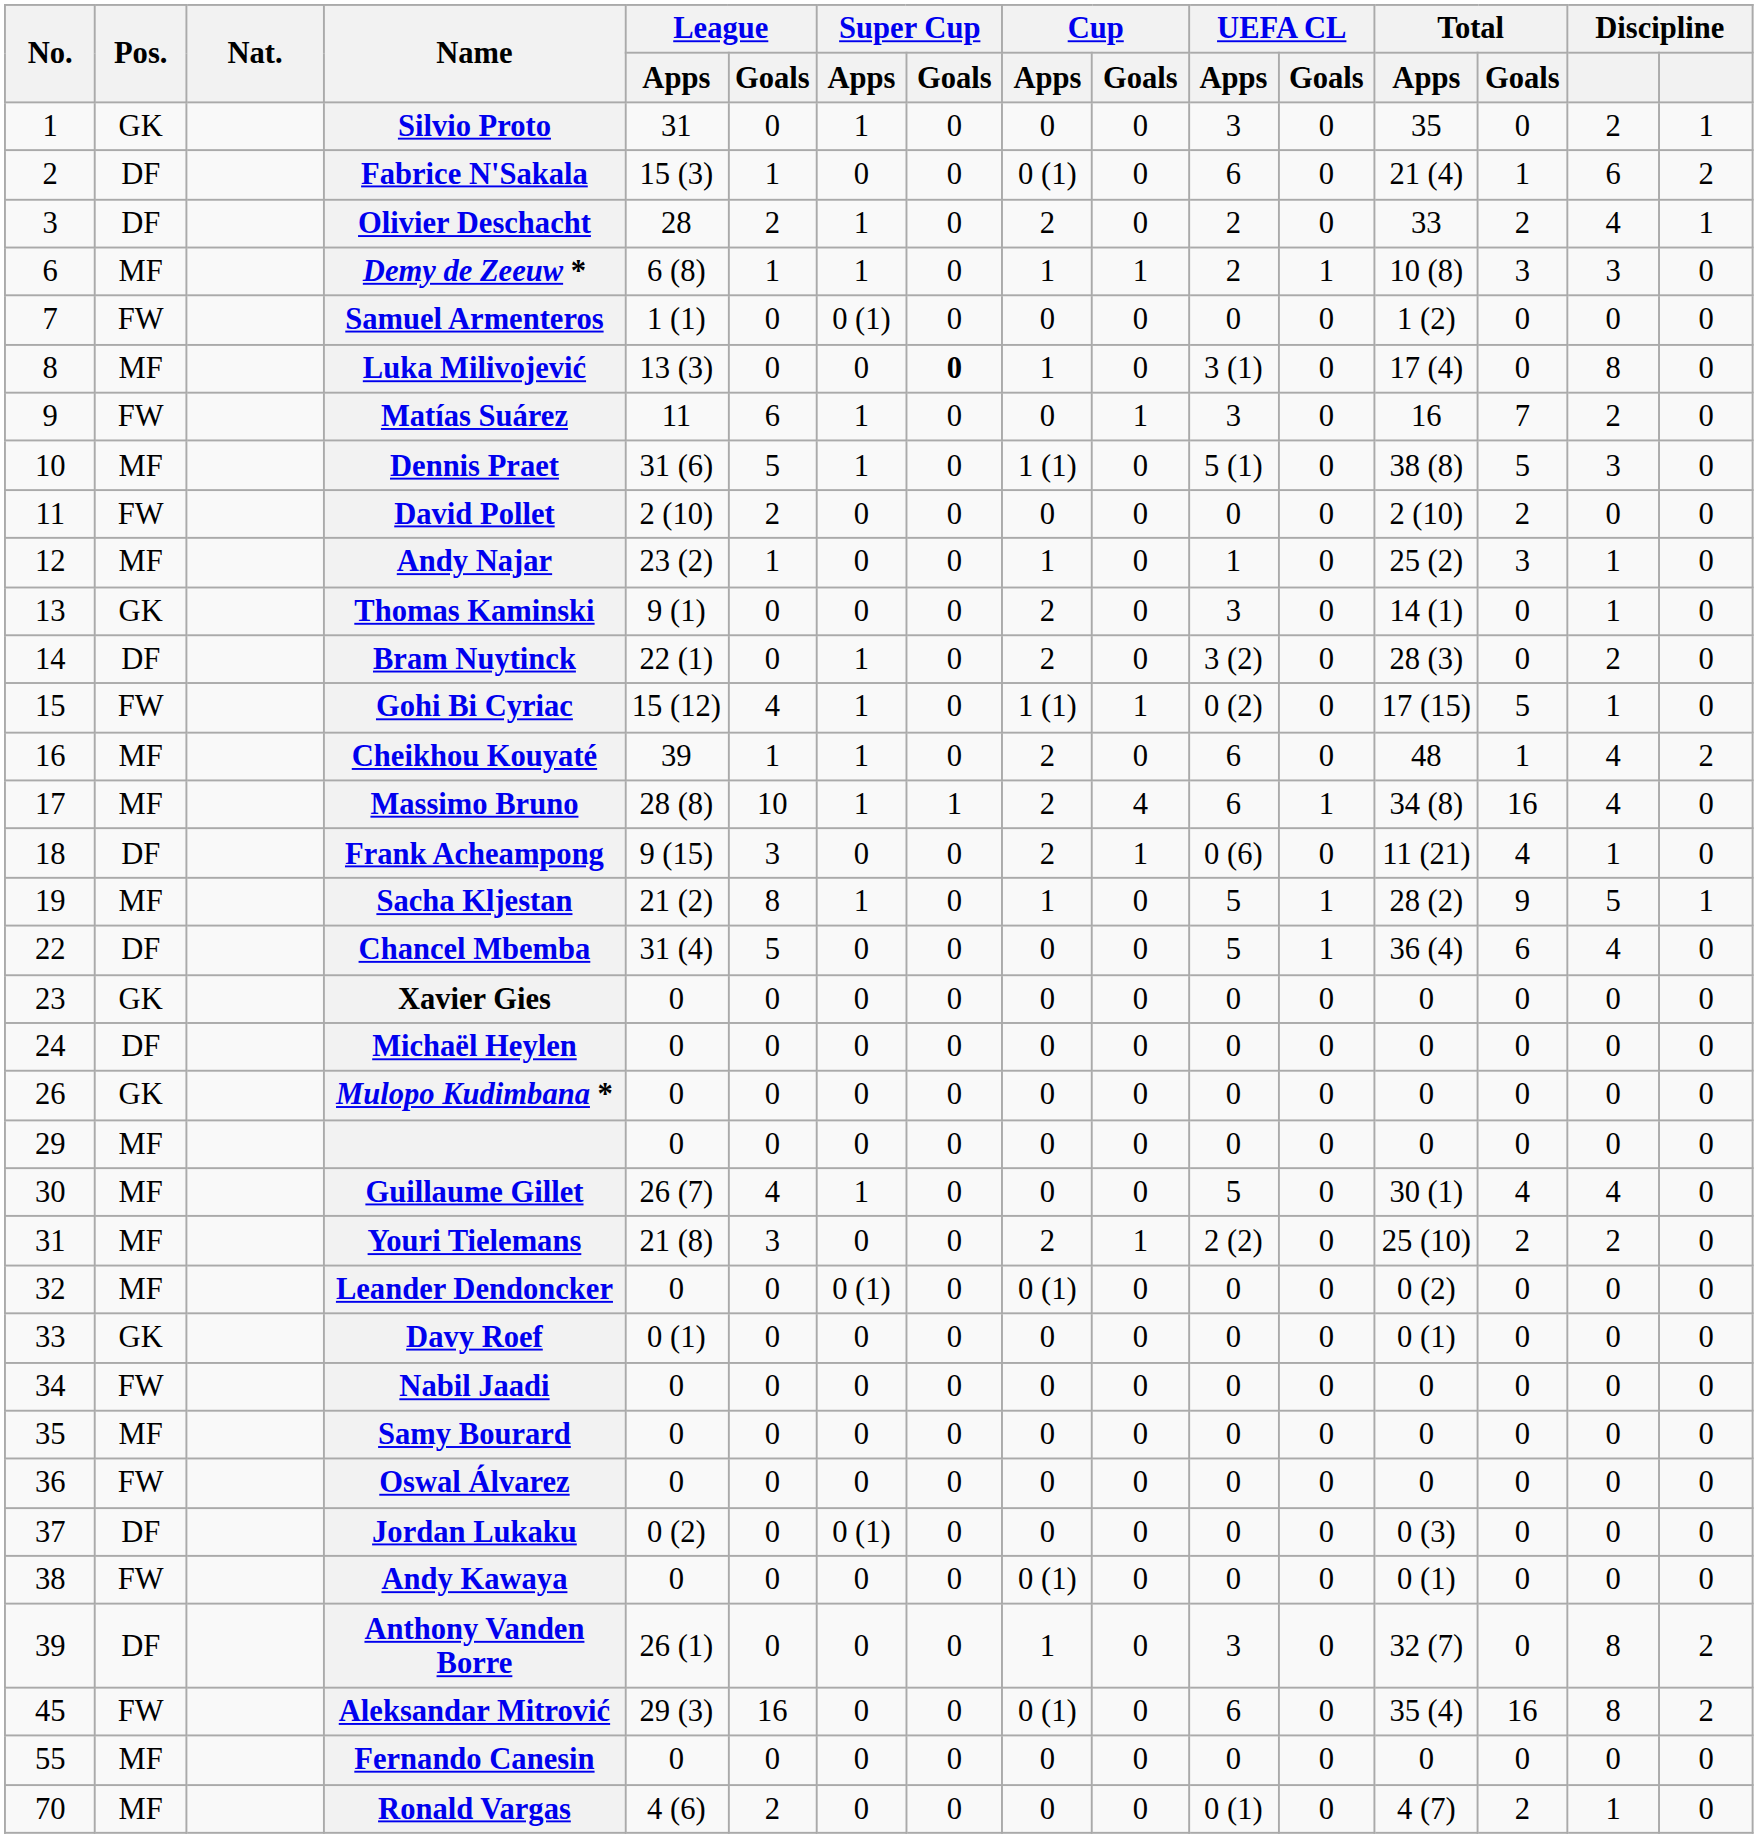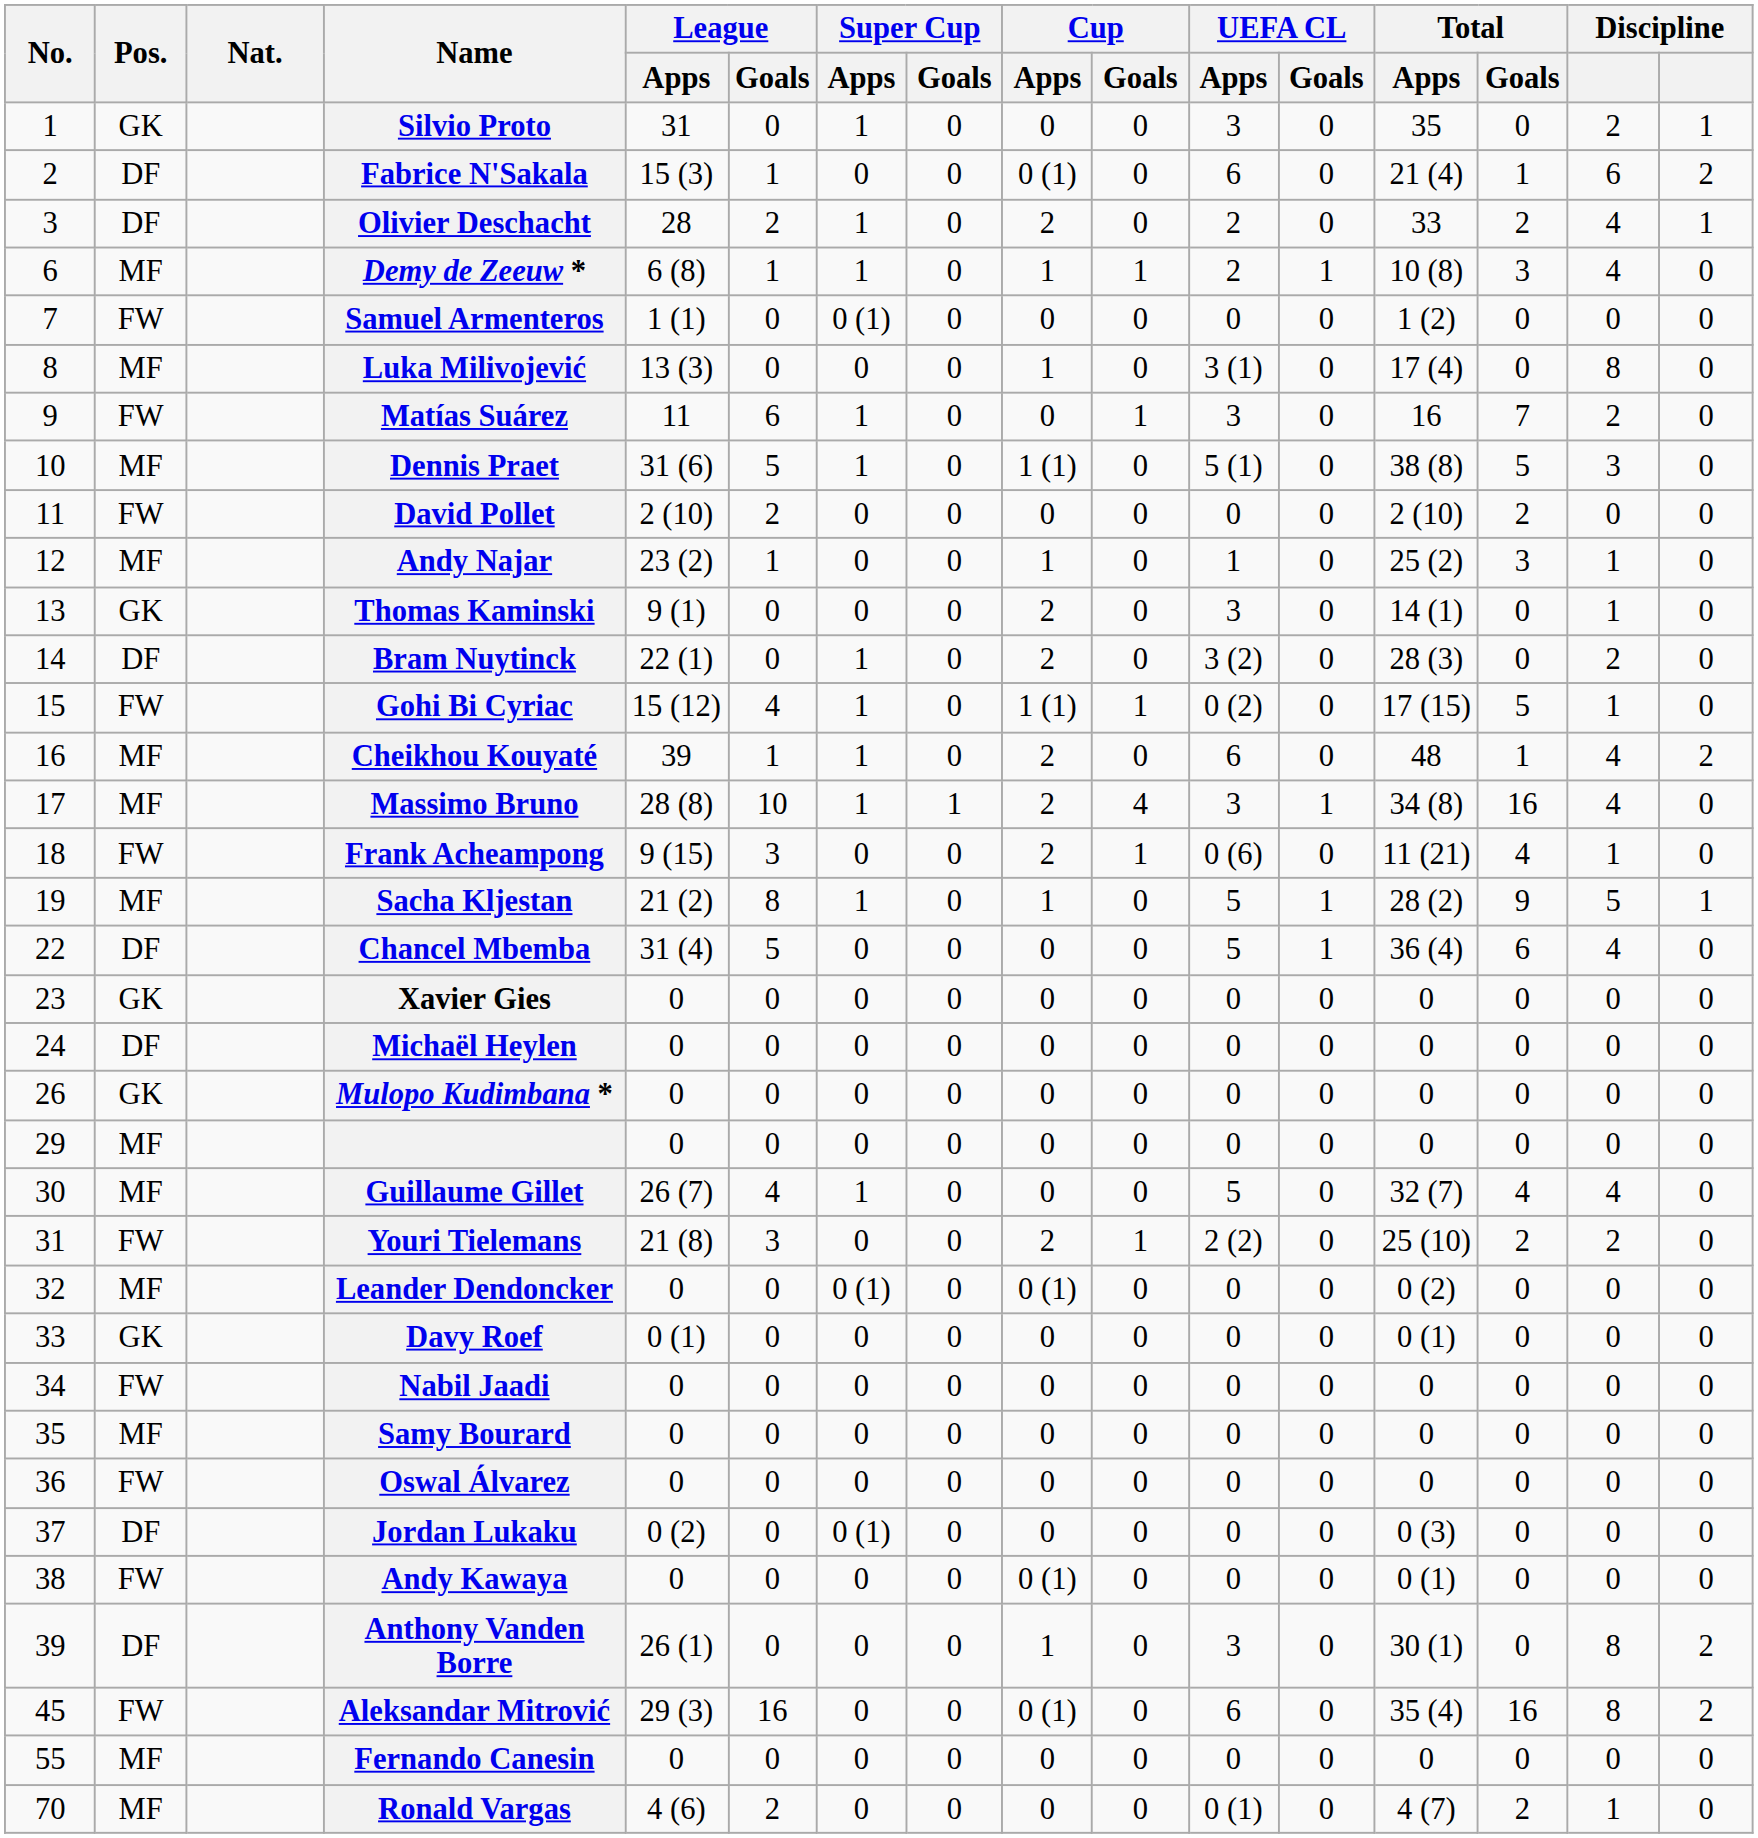(1613, 271) 3 -> (1613, 271) 4
(954, 367) bold -> (954, 367) normal
(1233, 804) 6 -> (1233, 804) 3
(141, 852) DF -> (141, 852) FW
(1426, 1191) 30 (1) -> (1426, 1191) 32 (7)
(141, 1240) MF -> (141, 1240) FW
(1426, 1645) 32 (7) -> (1426, 1645) 30 (1)
